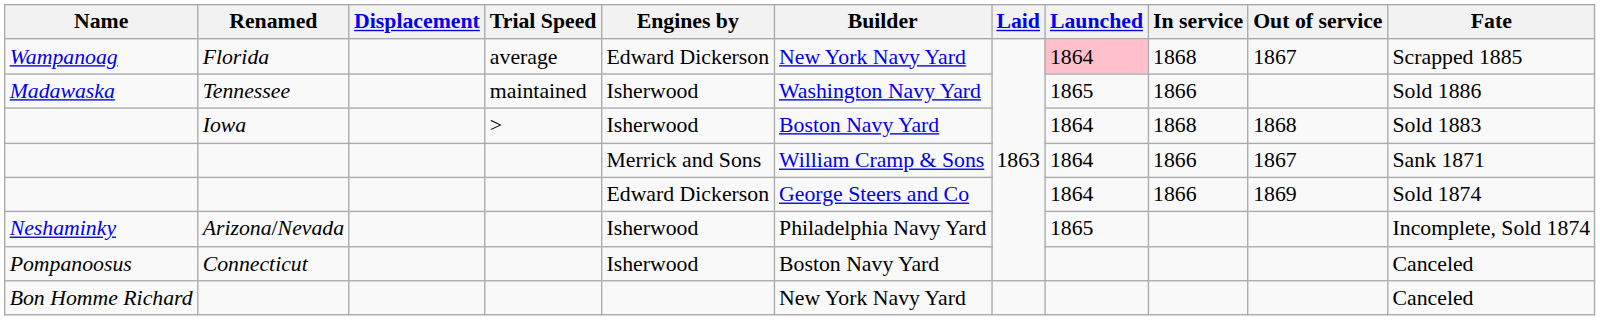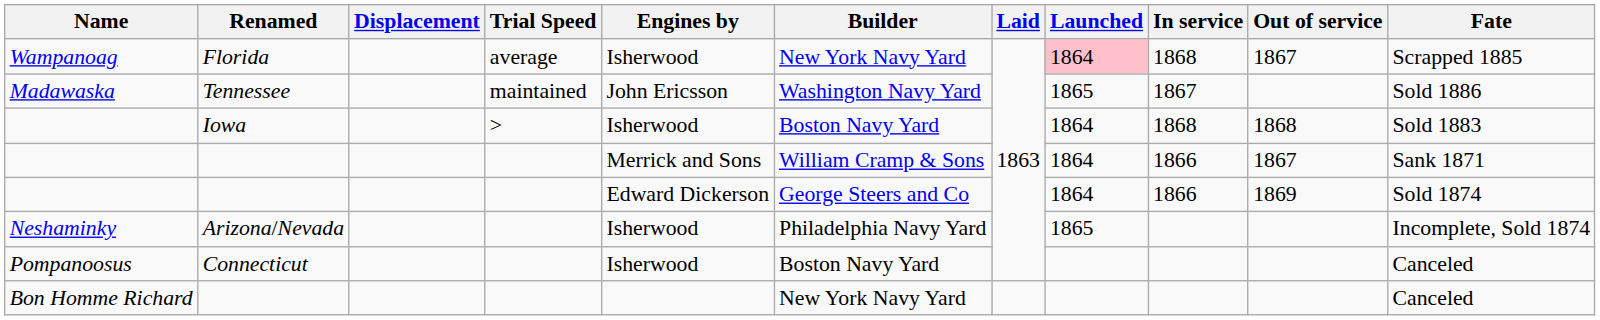(688, 56) Edward Dickerson -> (652, 56) Isherwood
(652, 90) Isherwood -> (667, 90) John Ericsson
(1175, 90) 1866 -> (1175, 90) 1867
